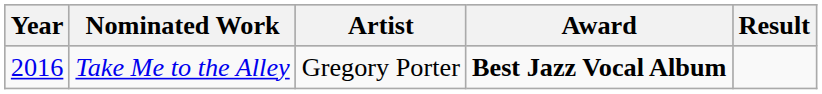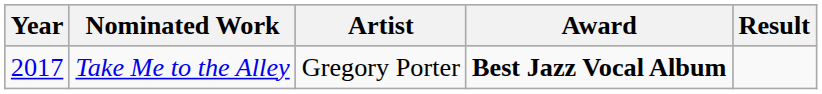(37, 66) 2016 -> (37, 66) 2017
